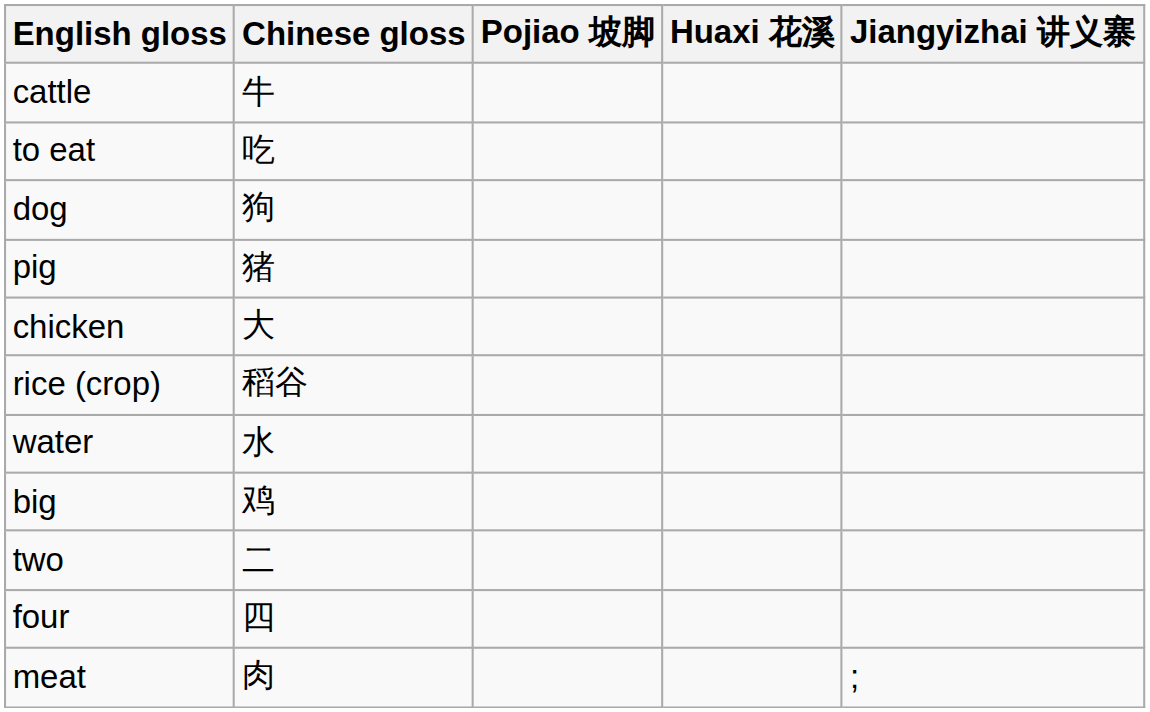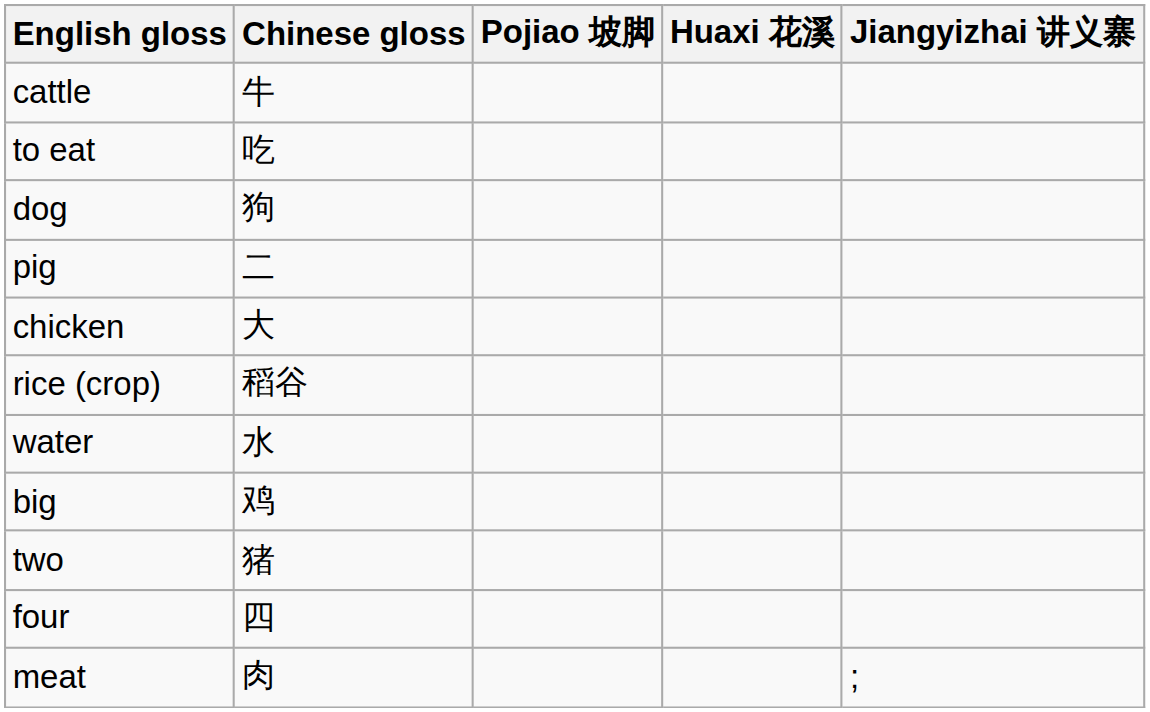(259, 266) 猪 -> (259, 266) 二
(259, 558) 二 -> (259, 558) 猪
